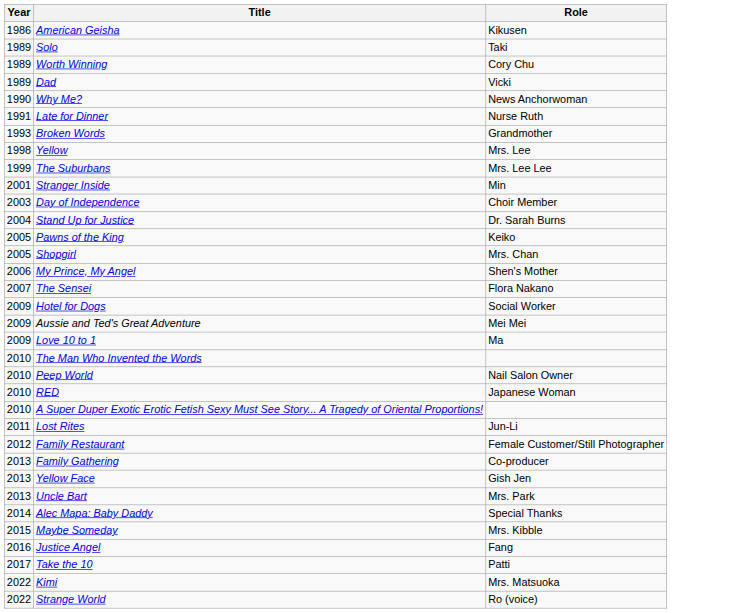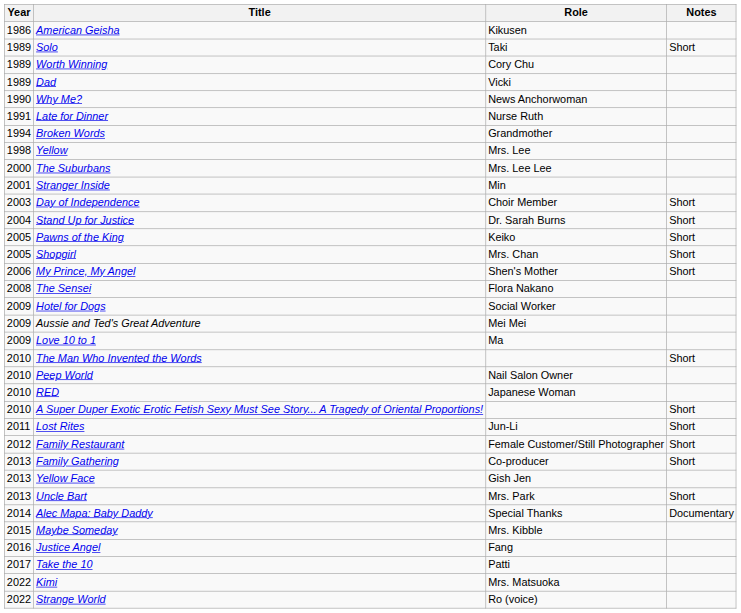+ column: (701, 13)
(19, 133) 1993 -> (19, 133) 1994
(19, 168) 1999 -> (19, 168) 2000
(19, 289) 2007 -> (19, 289) 2008
